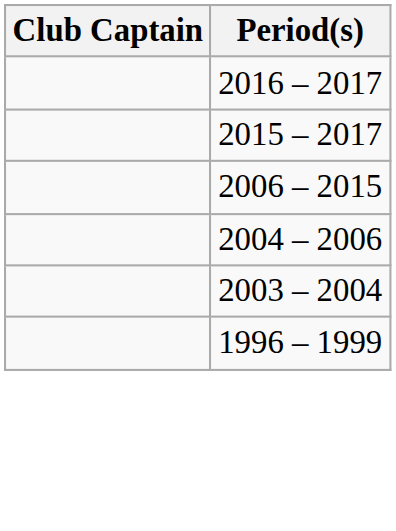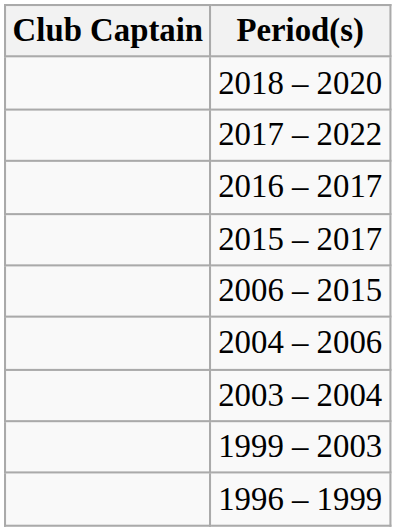+ row: (300, 82)
+ row: (300, 134)
+ row: (300, 446)
